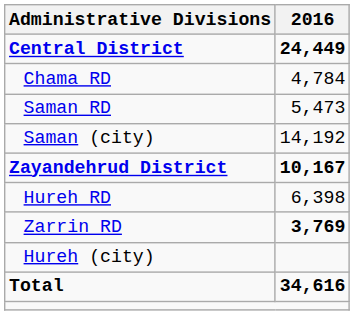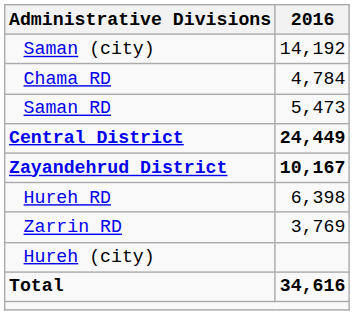rows swapped: (96, 49) <-> (89, 138)
(318, 227) bold -> (318, 227) normal
